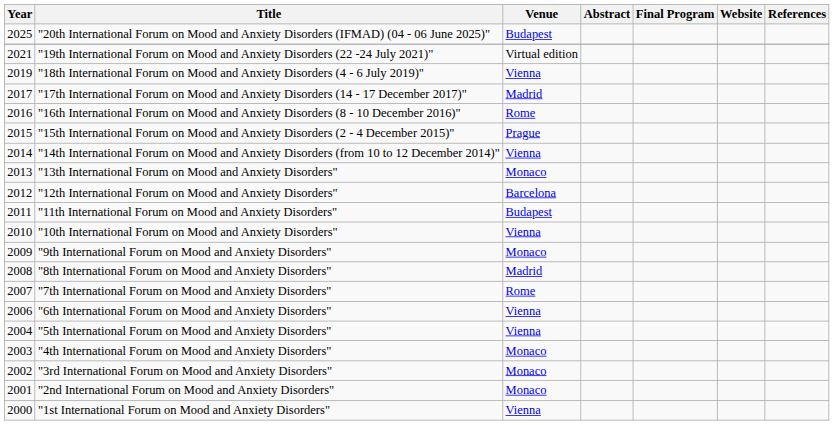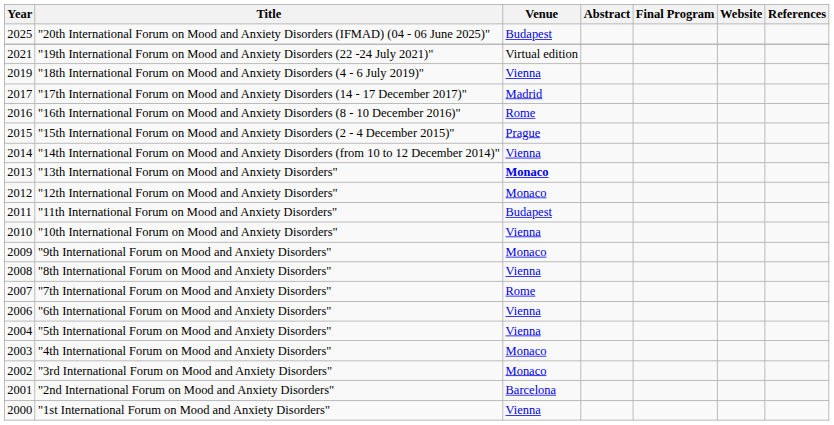(526, 172) normal -> (527, 172) bold
(531, 192) Barcelona -> (526, 192) Monaco
(524, 271) Madrid -> (523, 271) Vienna
(526, 390) Monaco -> (531, 390) Barcelona
